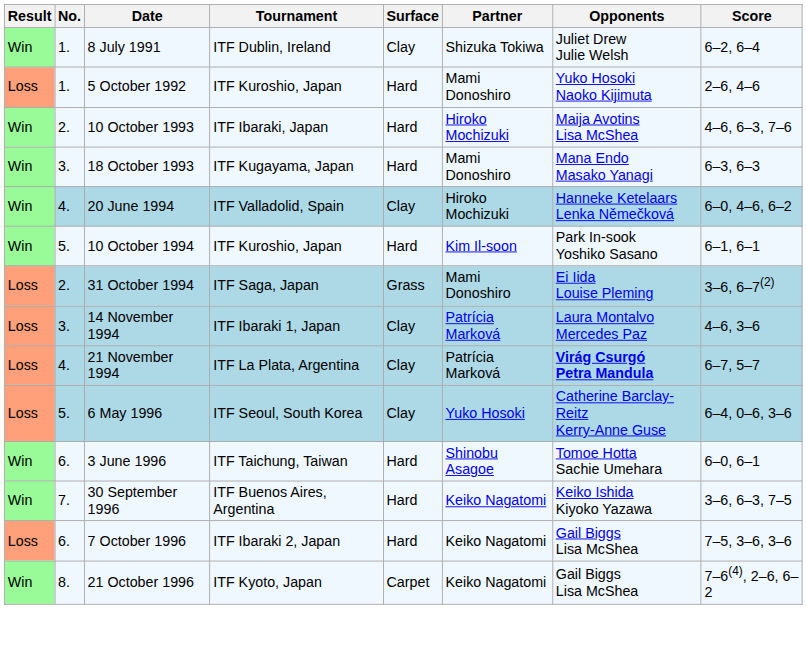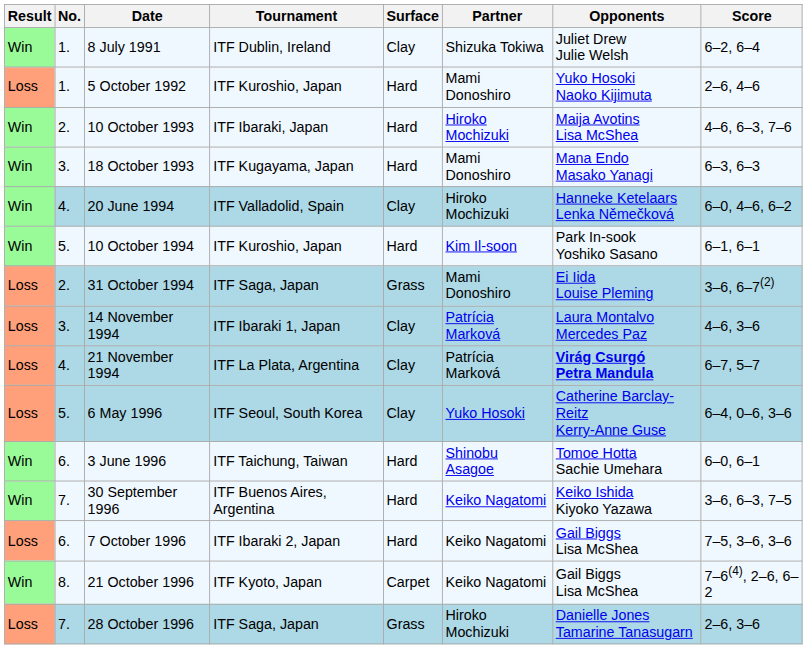+ row: (141, 623)
